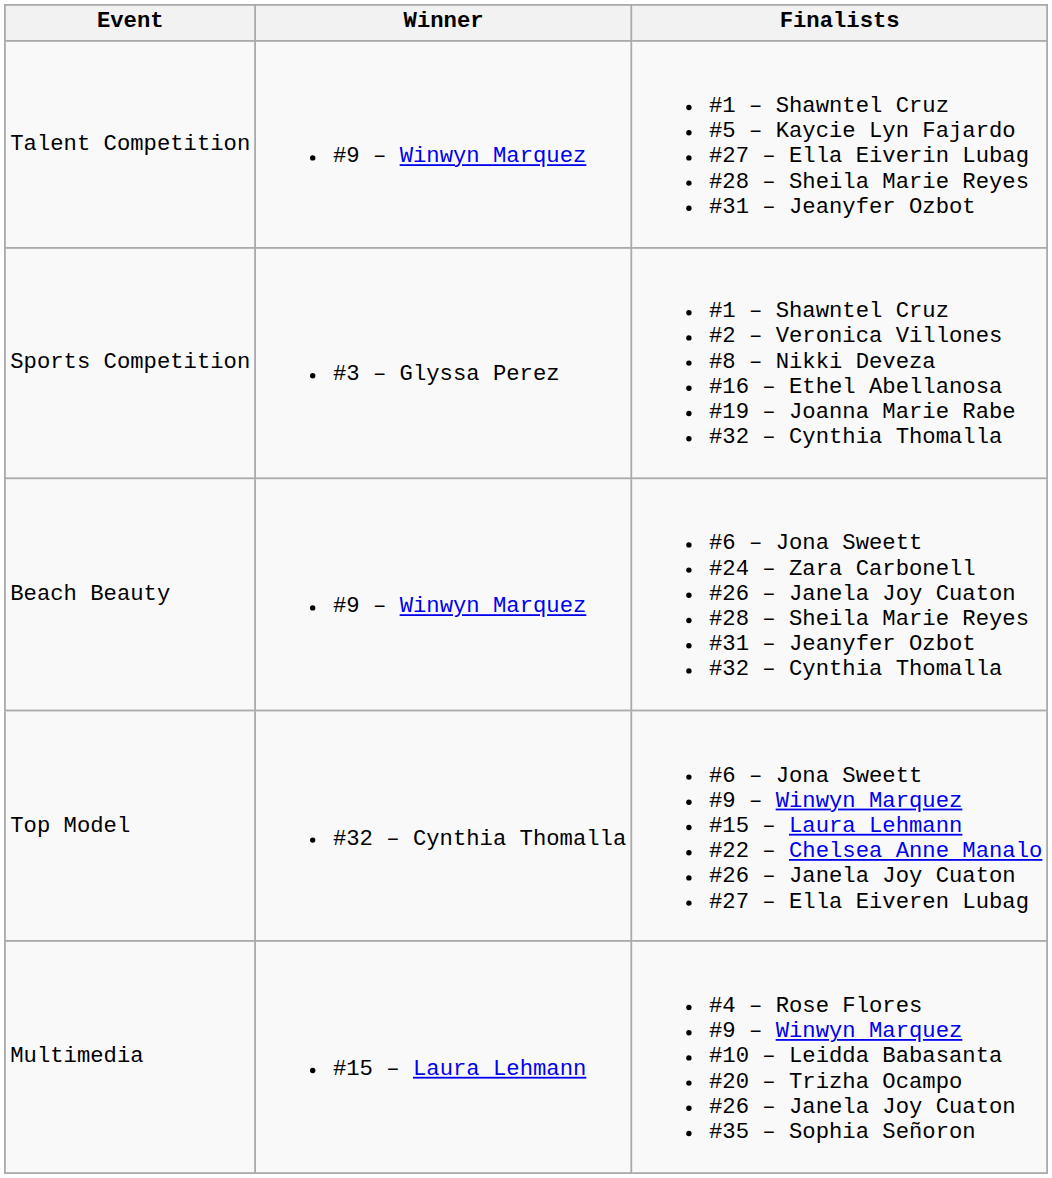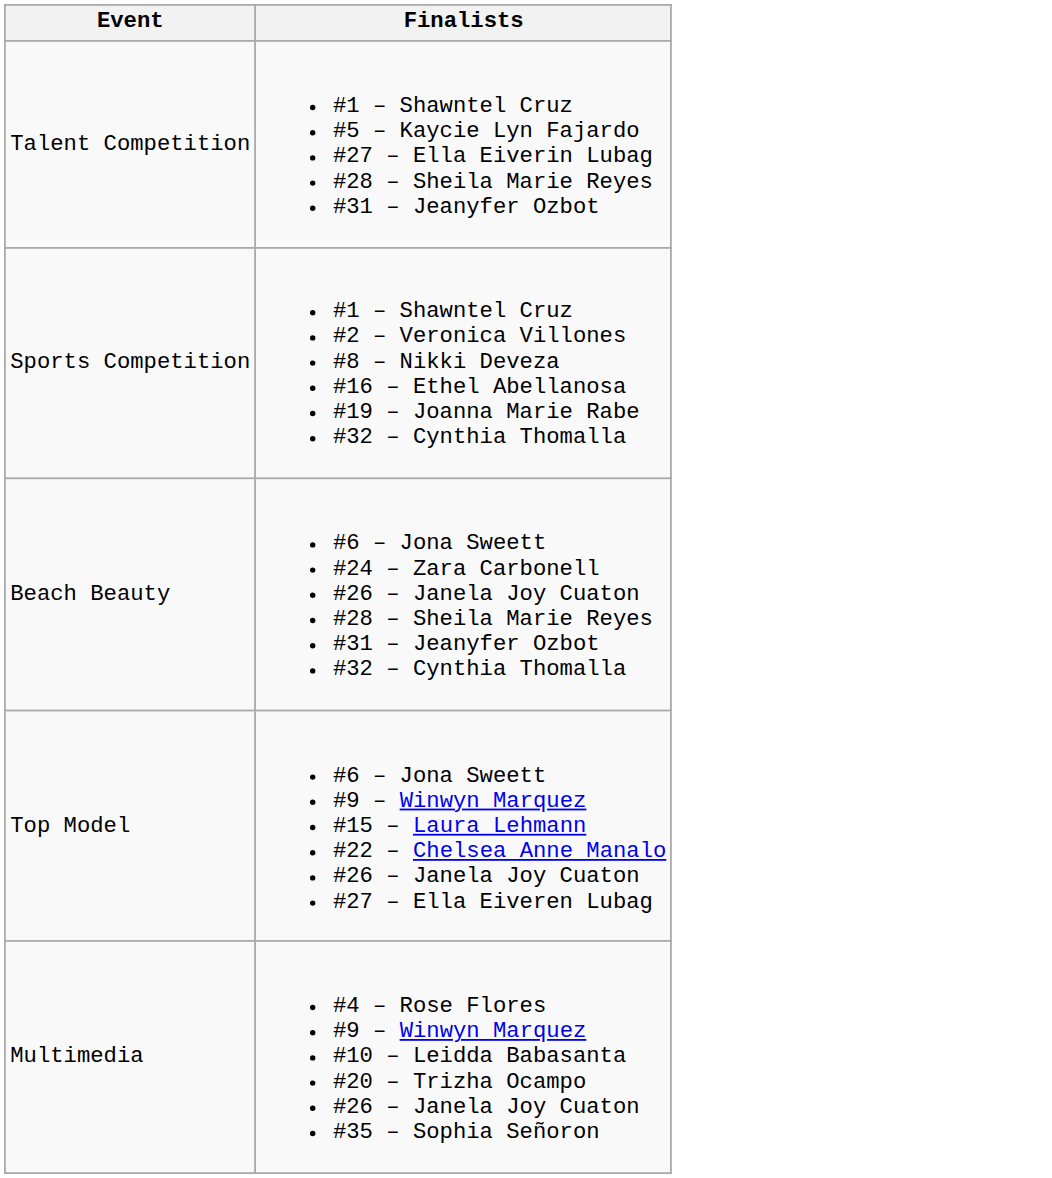- column: (444, 23)
